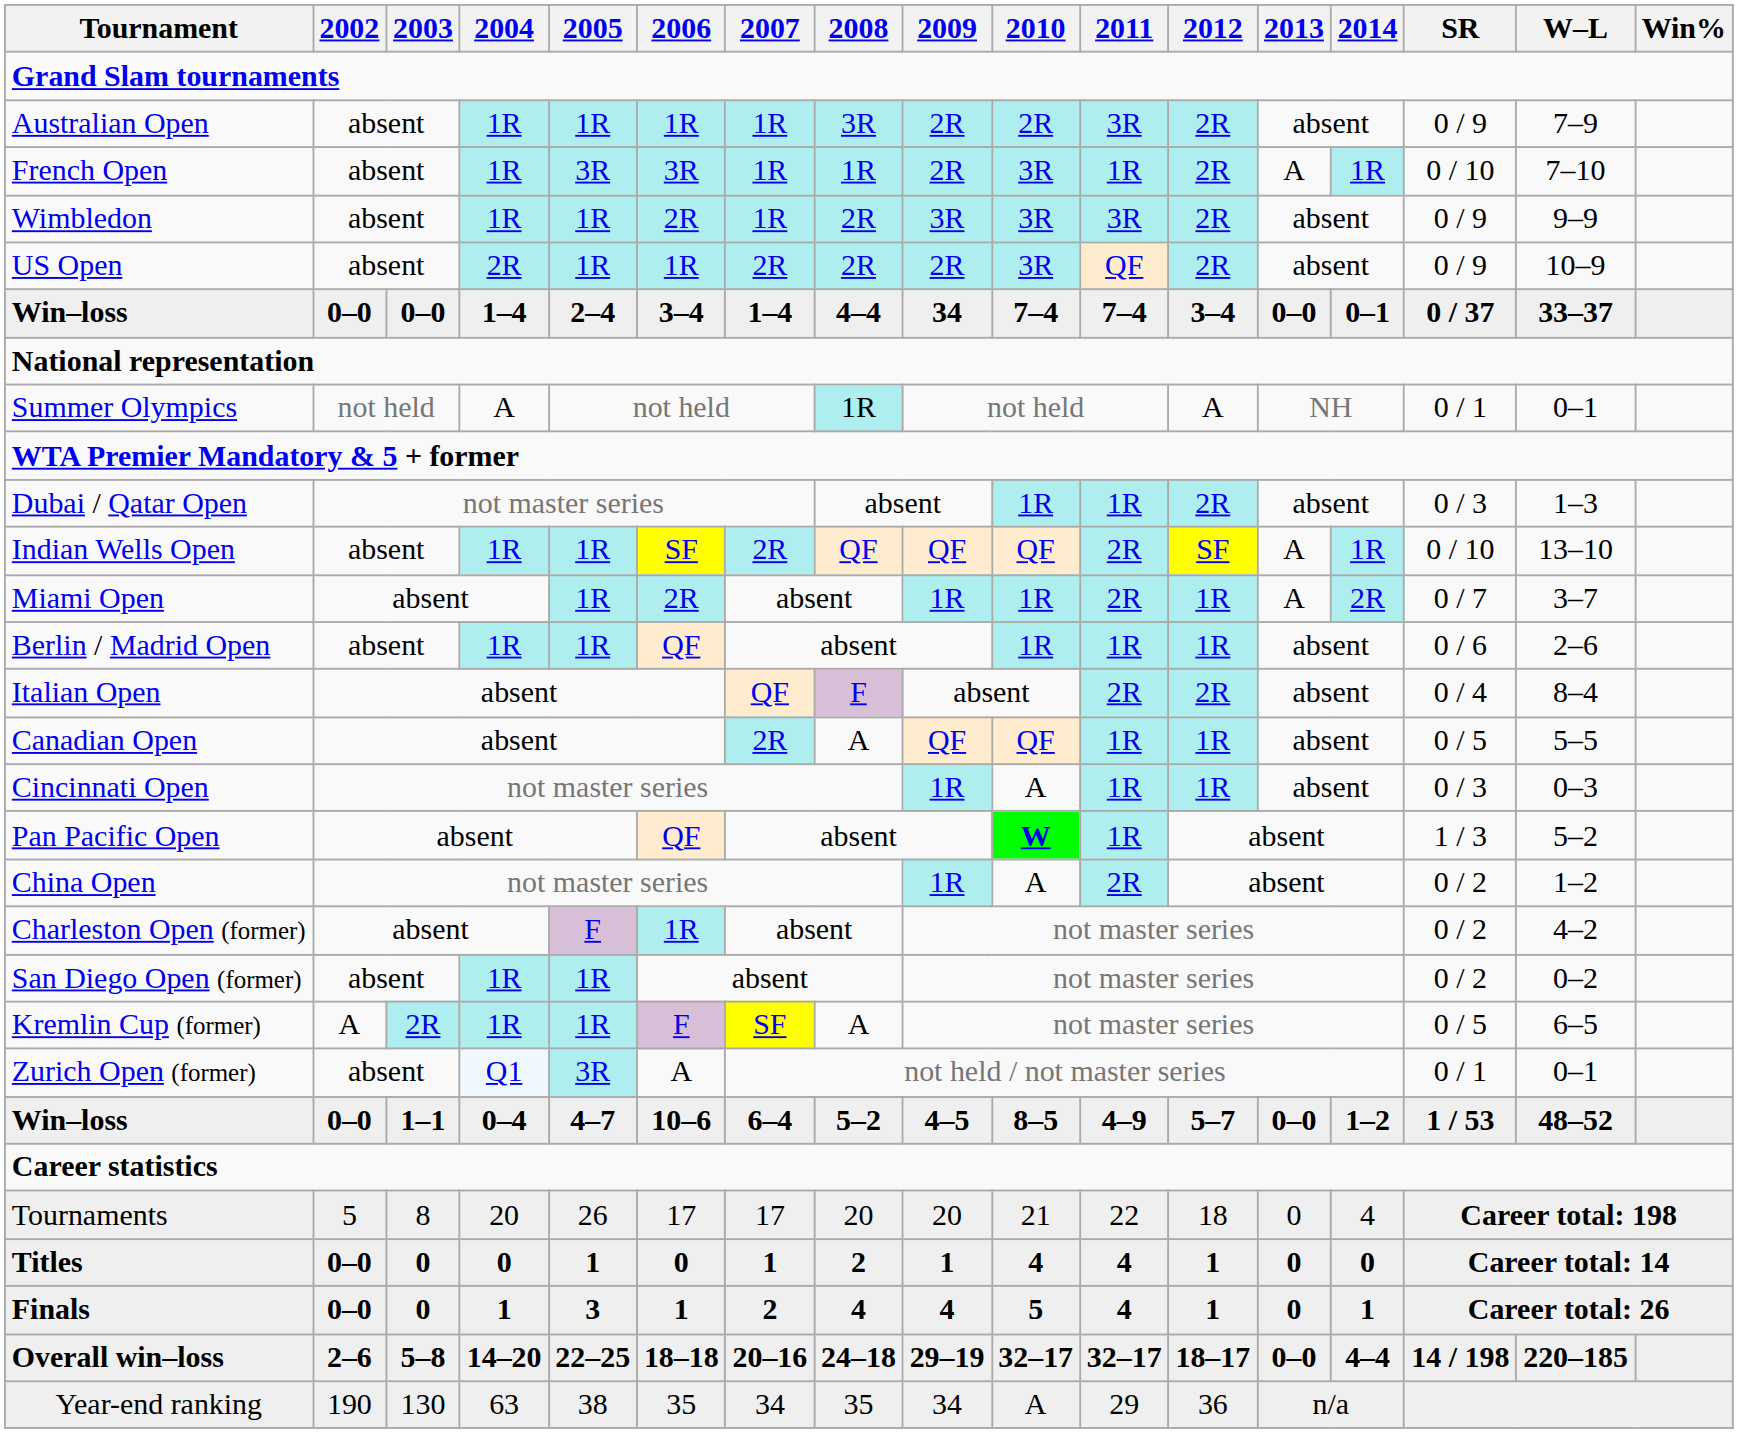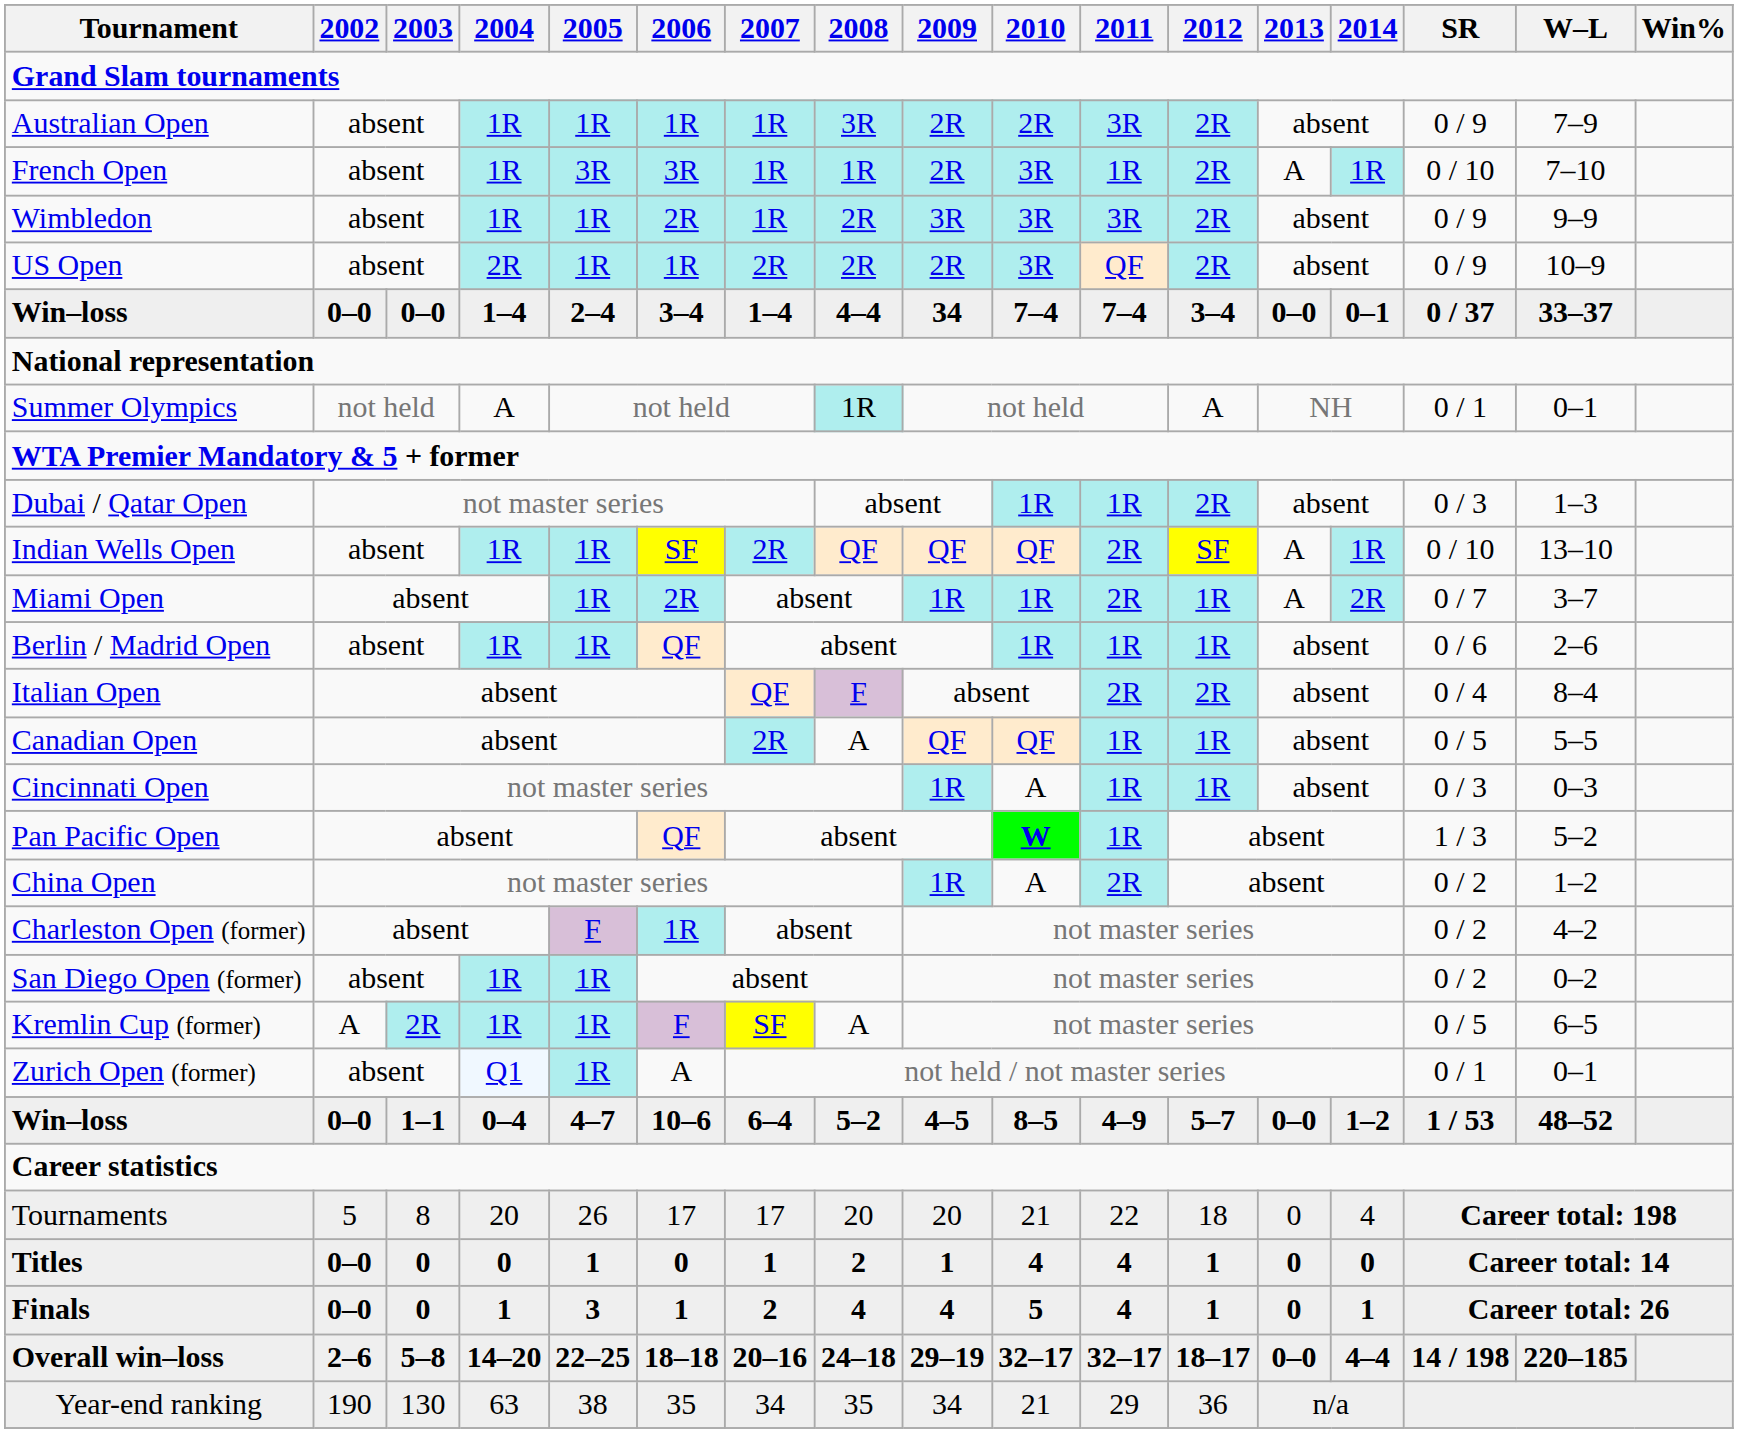(593, 1072) 3R -> (593, 1072) 1R
(1036, 1404) A -> (1036, 1404) 21
